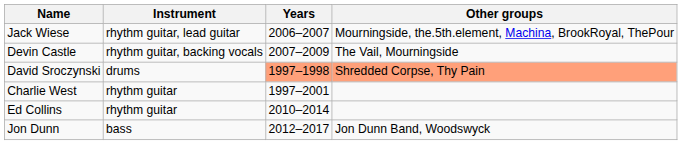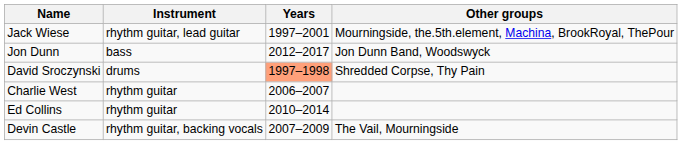(299, 33) 2006–2007 -> (299, 33) 1997–2001
rows swapped: (42, 52) <-> (33, 129)
(410, 71) lightsalmon background -> (410, 71) no background
(299, 91) 1997–2001 -> (299, 91) 2006–2007
